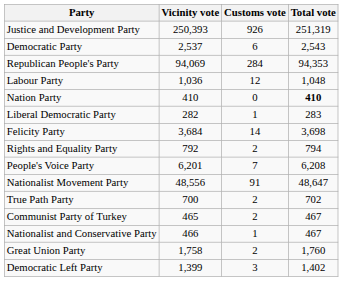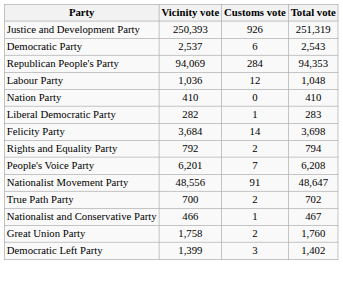(313, 98) bold -> (313, 98) normal
- row: (67, 217)
